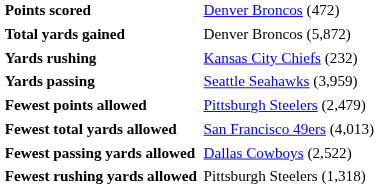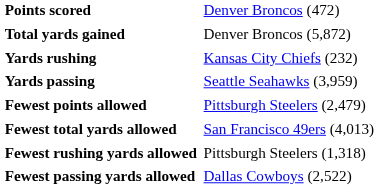rows swapped: (101, 176) <-> (100, 152)
